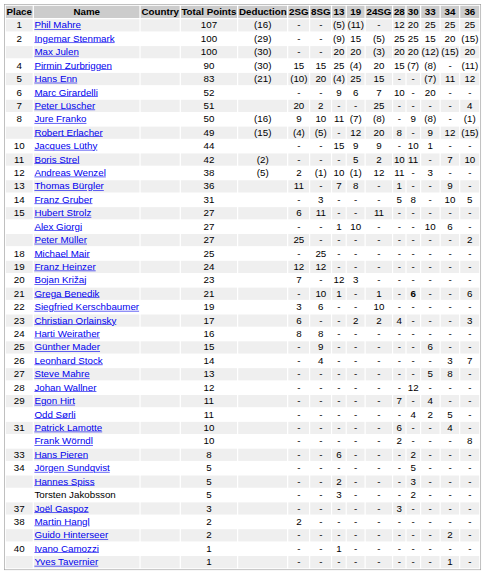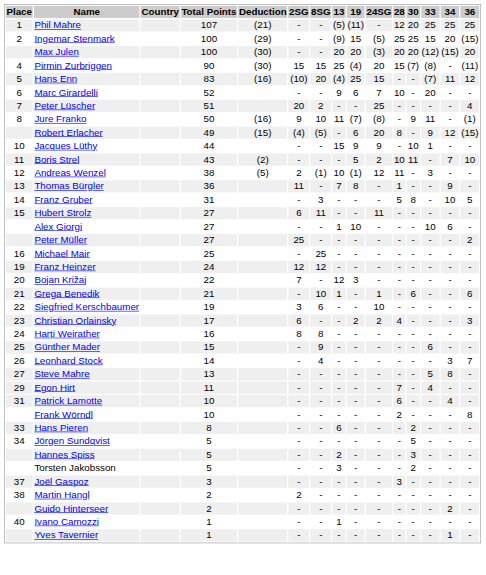(263, 25) (16) -> (263, 25) (21)
(263, 79) (21) -> (263, 79) (16)
(430, 119) (8) -> (430, 119) 11
(356, 132) 12 -> (356, 132) 6
(209, 159) 42 -> (209, 159) 43
(19, 253) 18 -> (19, 253) 16
(209, 280) 23 -> (209, 280) 22
(413, 293) bold -> (413, 293) normal
- row: (65, 387)
- row: (55, 414)
